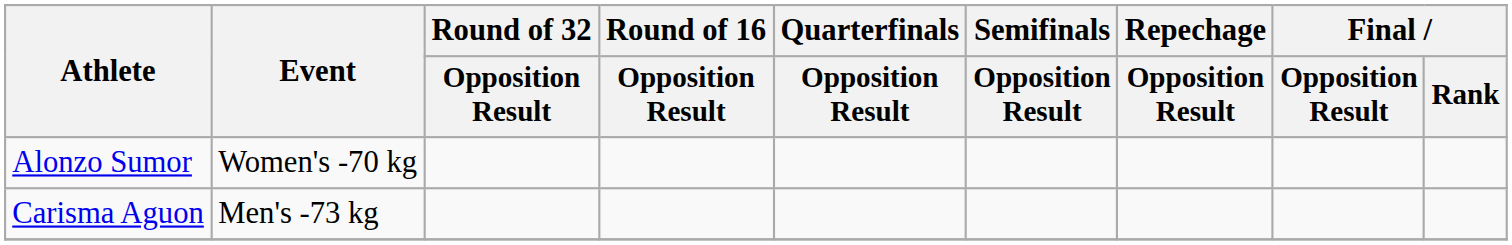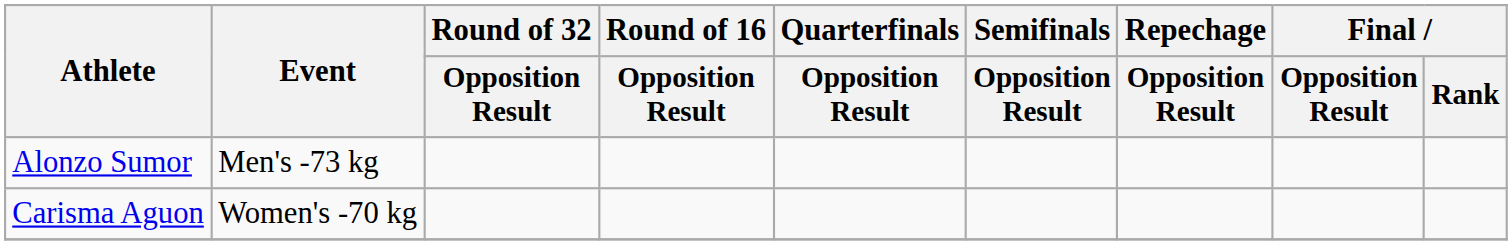(318, 162) Women's -70 kg -> (298, 162) Men's -73 kg
(298, 213) Men's -73 kg -> (318, 213) Women's -70 kg
